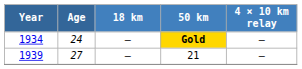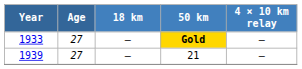(31, 40) 1934 -> (31, 40) 1933
(76, 40) 24 -> (76, 40) 27
